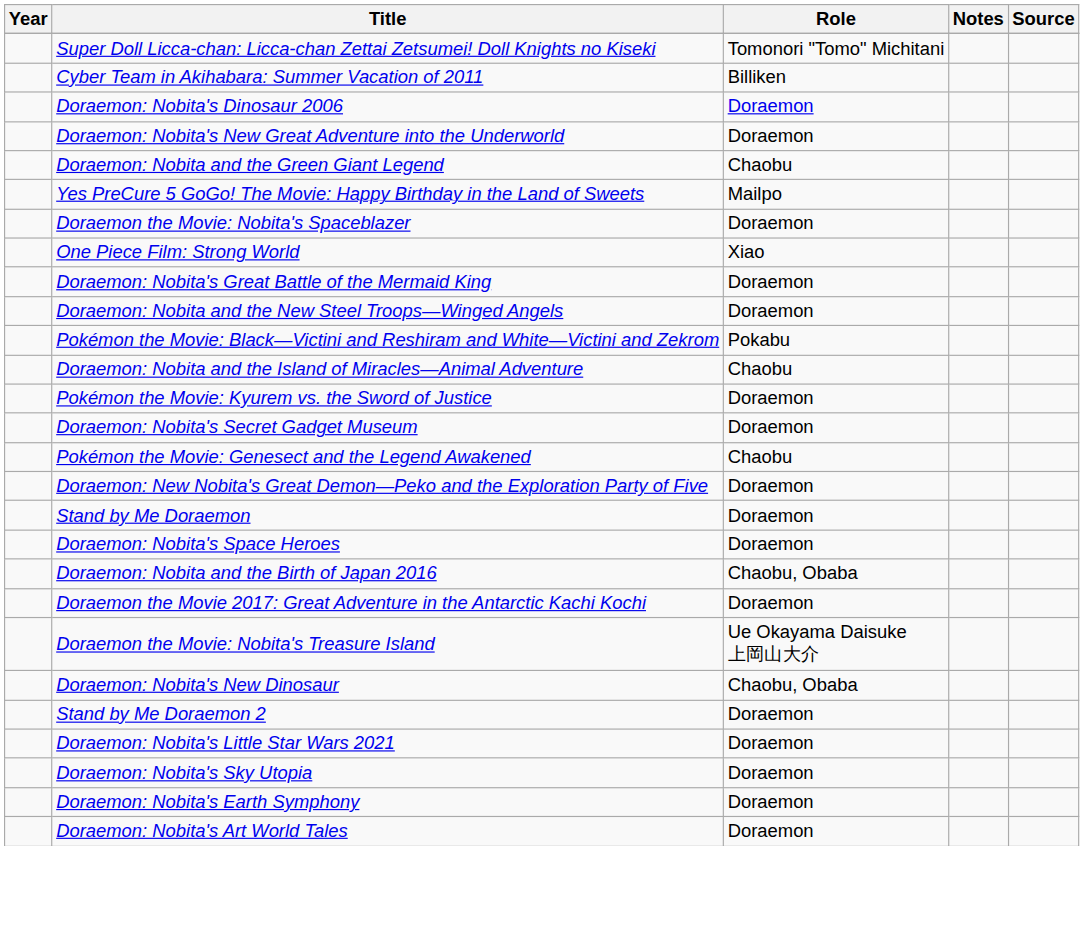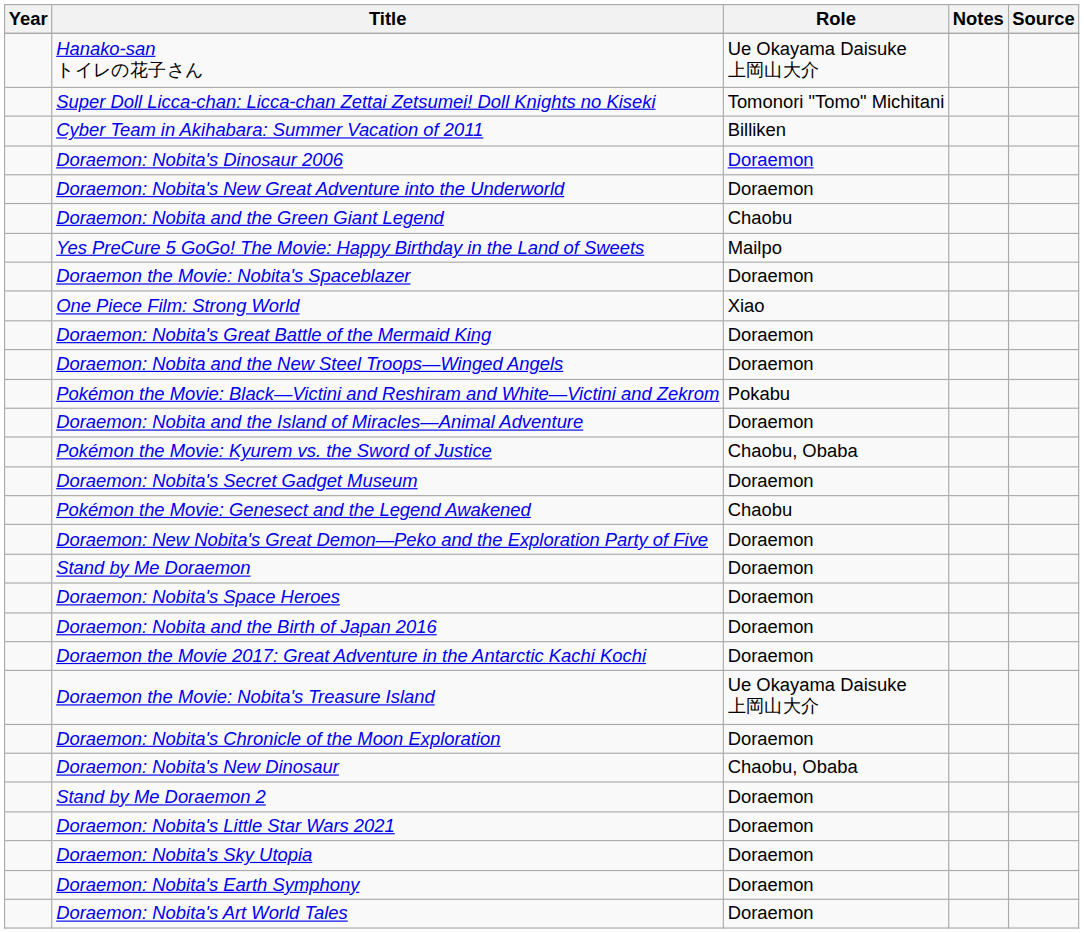+ row: (130, 59)
(760, 369) Chaobu -> (771, 422) Doraemon
(771, 398) Doraemon -> (793, 451) Chaobu, Obaba
(793, 573) Chaobu, Obaba -> (771, 626) Doraemon
+ row: (278, 738)
